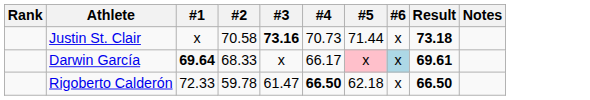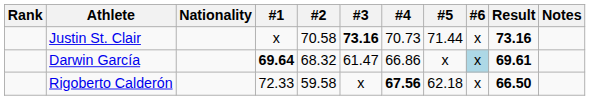+ column: (216, 15)
(434, 38) 73.18 -> (514, 38) 73.16
(239, 60) 68.33 -> (319, 60) 68.32
(281, 60) x -> (361, 60) 61.47
(324, 60) 66.17 -> (403, 60) 66.86
(366, 60) pink background -> (445, 60) no background
(239, 83) 59.78 -> (319, 83) 59.58
(281, 83) 61.47 -> (361, 83) x
(324, 83) 66.50 -> (403, 83) 67.56
